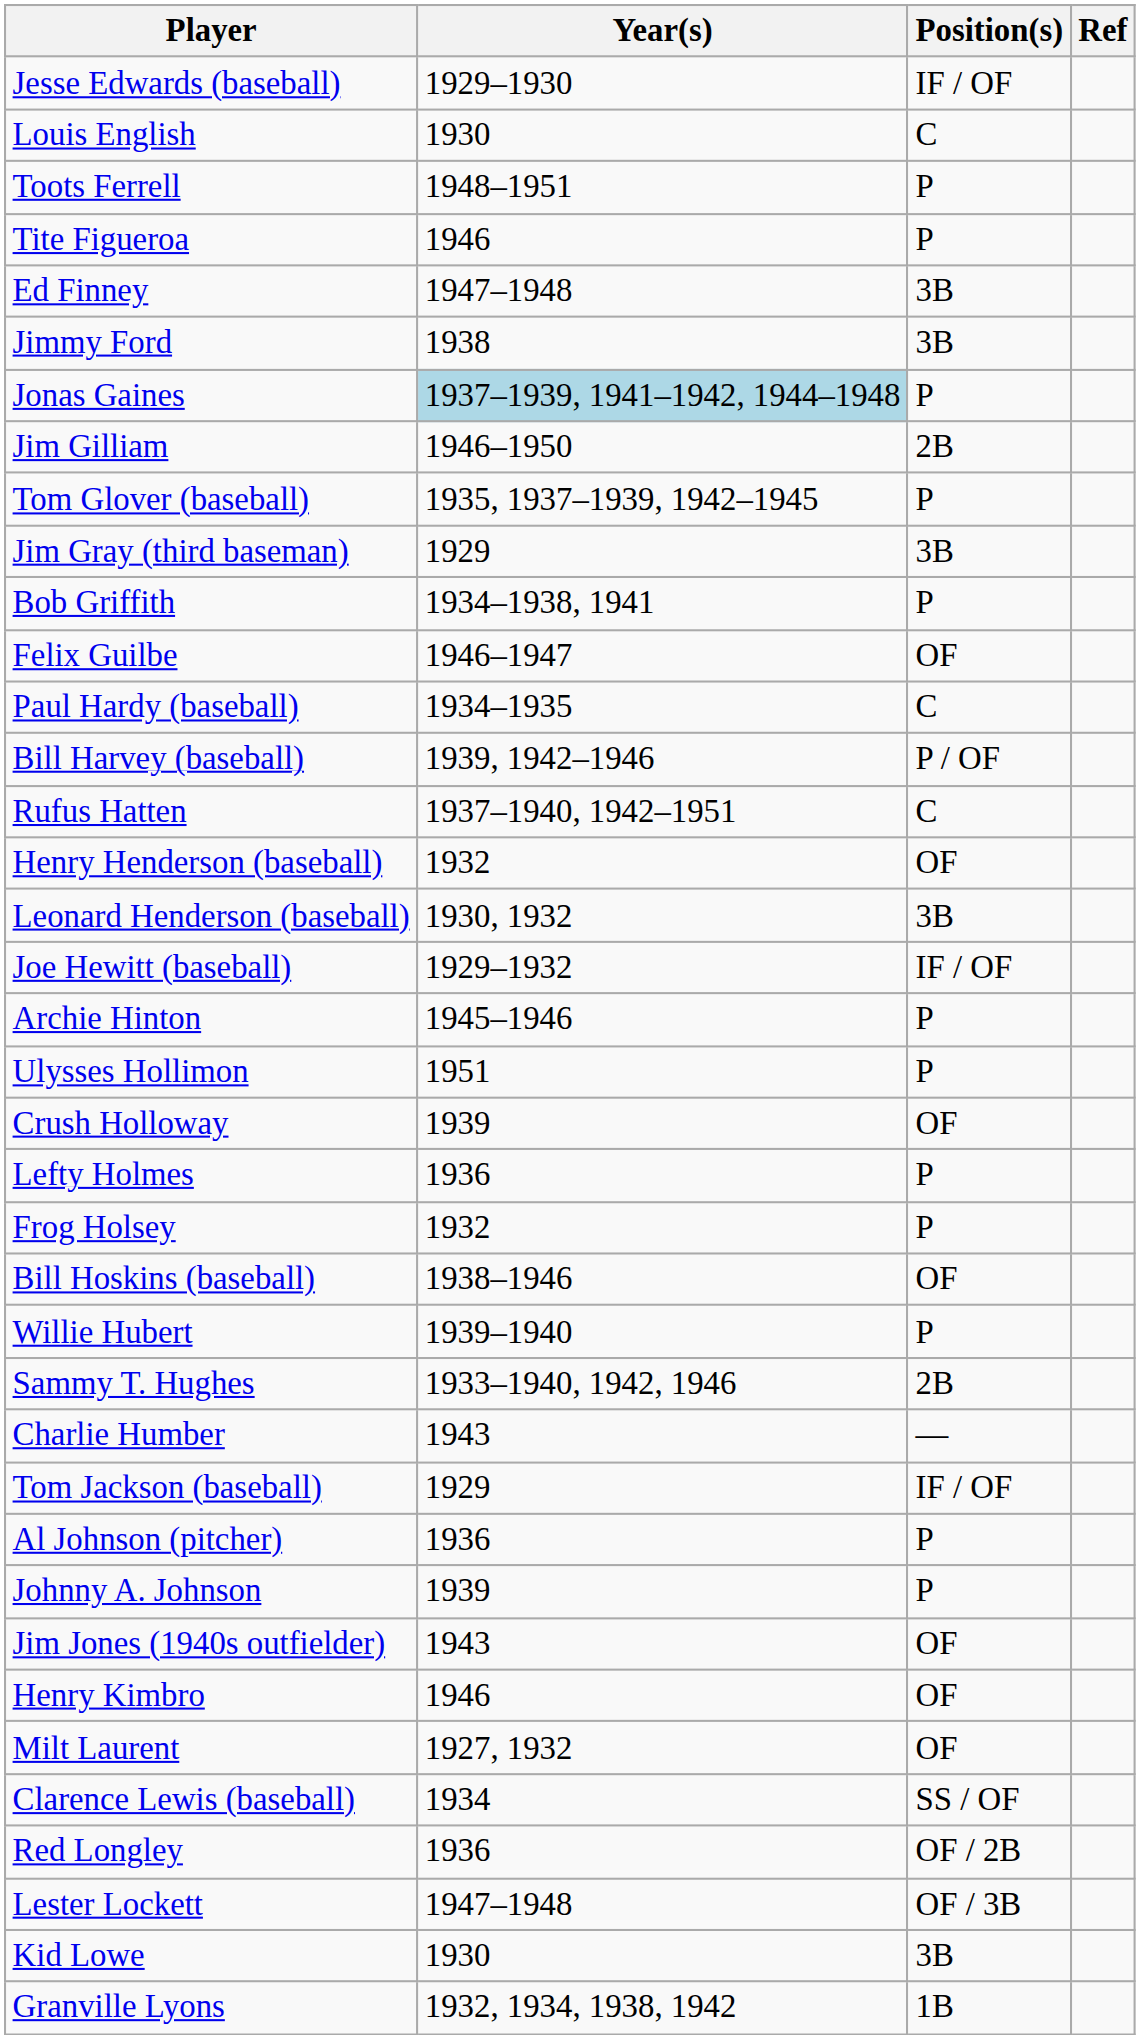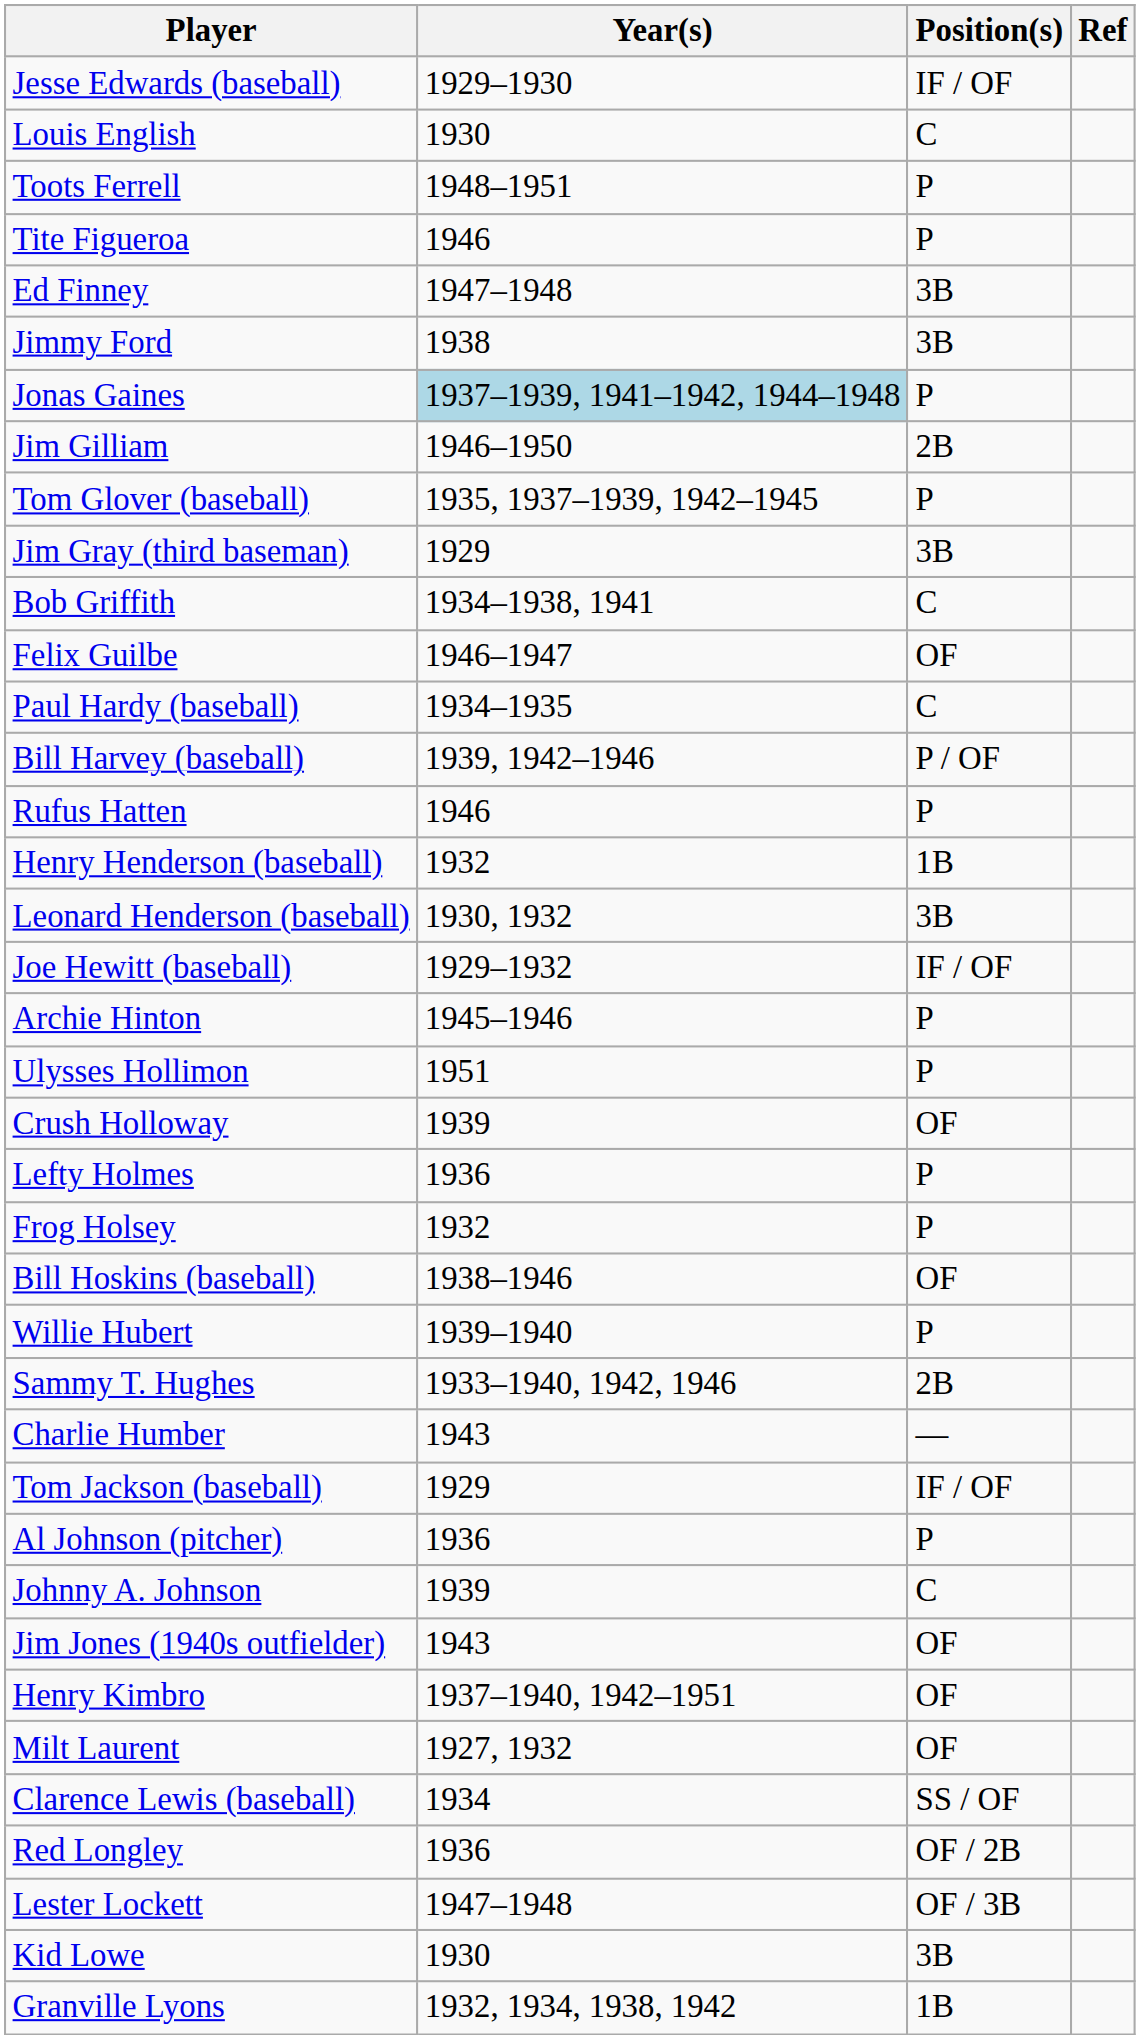(925, 602) P -> (926, 602) C
(581, 810) 1937–1940, 1942–1951 -> (458, 810) 1946
(926, 810) C -> (925, 810) P
(936, 862) OF -> (935, 862) 1B
(925, 1591) P -> (926, 1591) C
(458, 1695) 1946 -> (581, 1695) 1937–1940, 1942–1951
